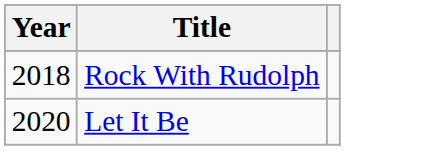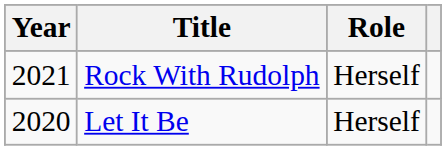+ column: (376, 27)
(41, 74) 2018 -> (41, 74) 2021
